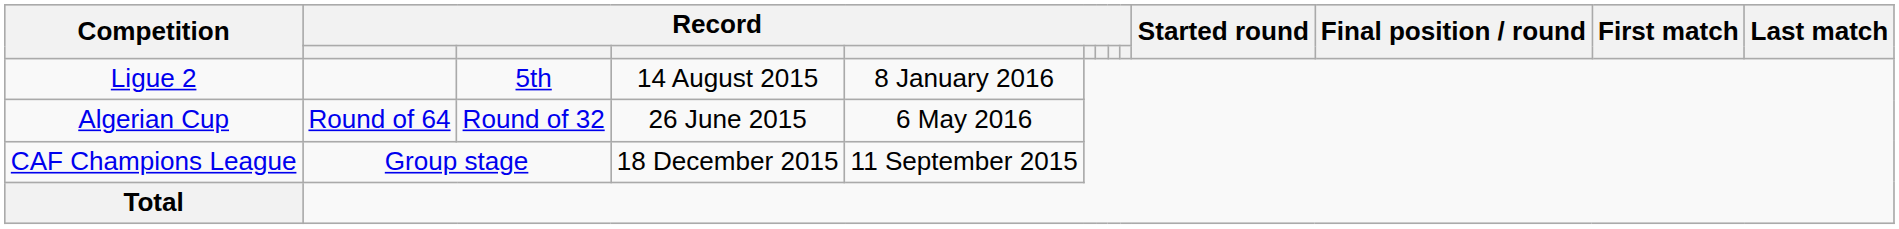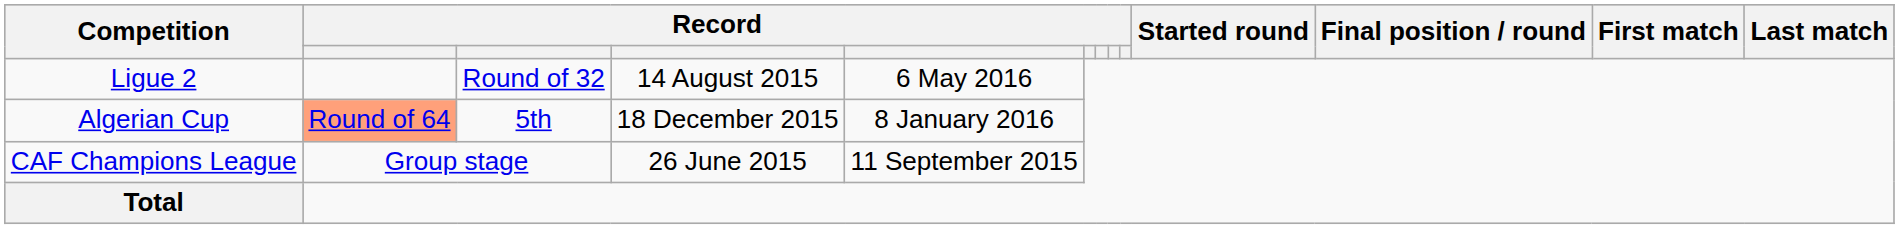(534, 78) 5th -> (534, 78) Round of 32
(964, 78) 8 January 2016 -> (964, 78) 6 May 2016
(380, 119) no background -> (380, 119) lightsalmon background
(534, 119) Round of 32 -> (534, 119) 5th
(728, 119) 26 June 2015 -> (728, 119) 18 December 2015
(964, 119) 6 May 2016 -> (964, 119) 8 January 2016
(728, 161) 18 December 2015 -> (728, 161) 26 June 2015
